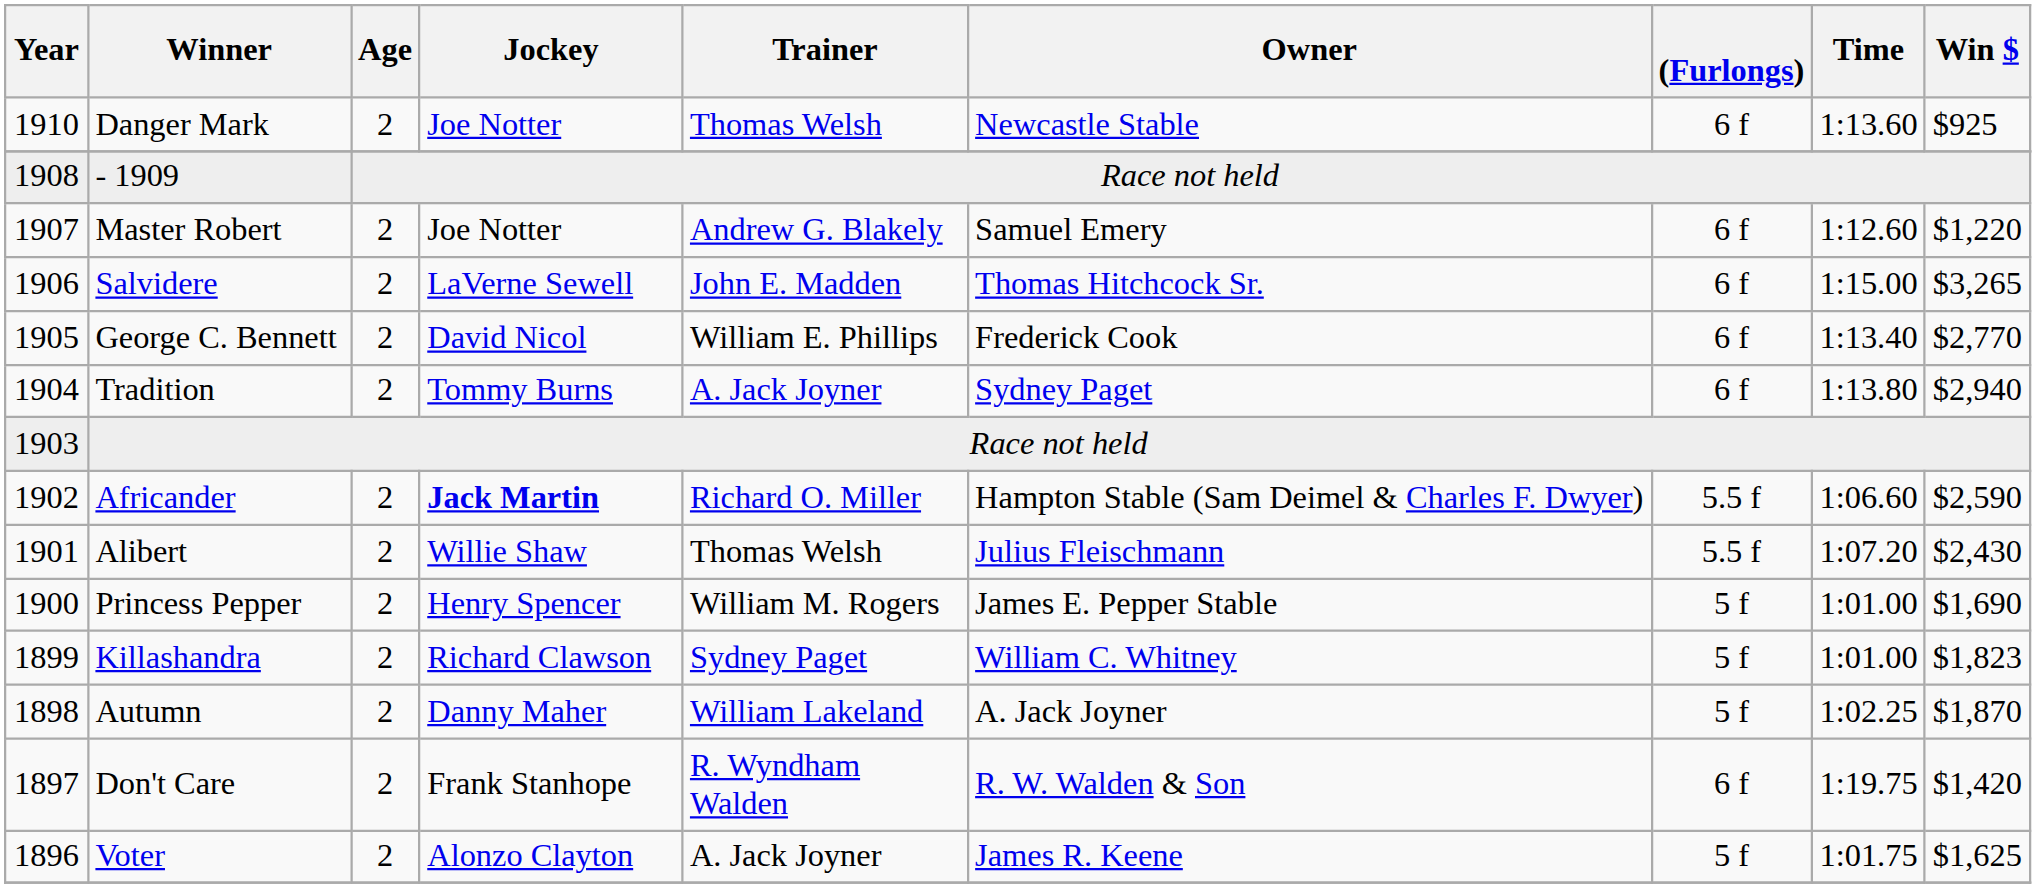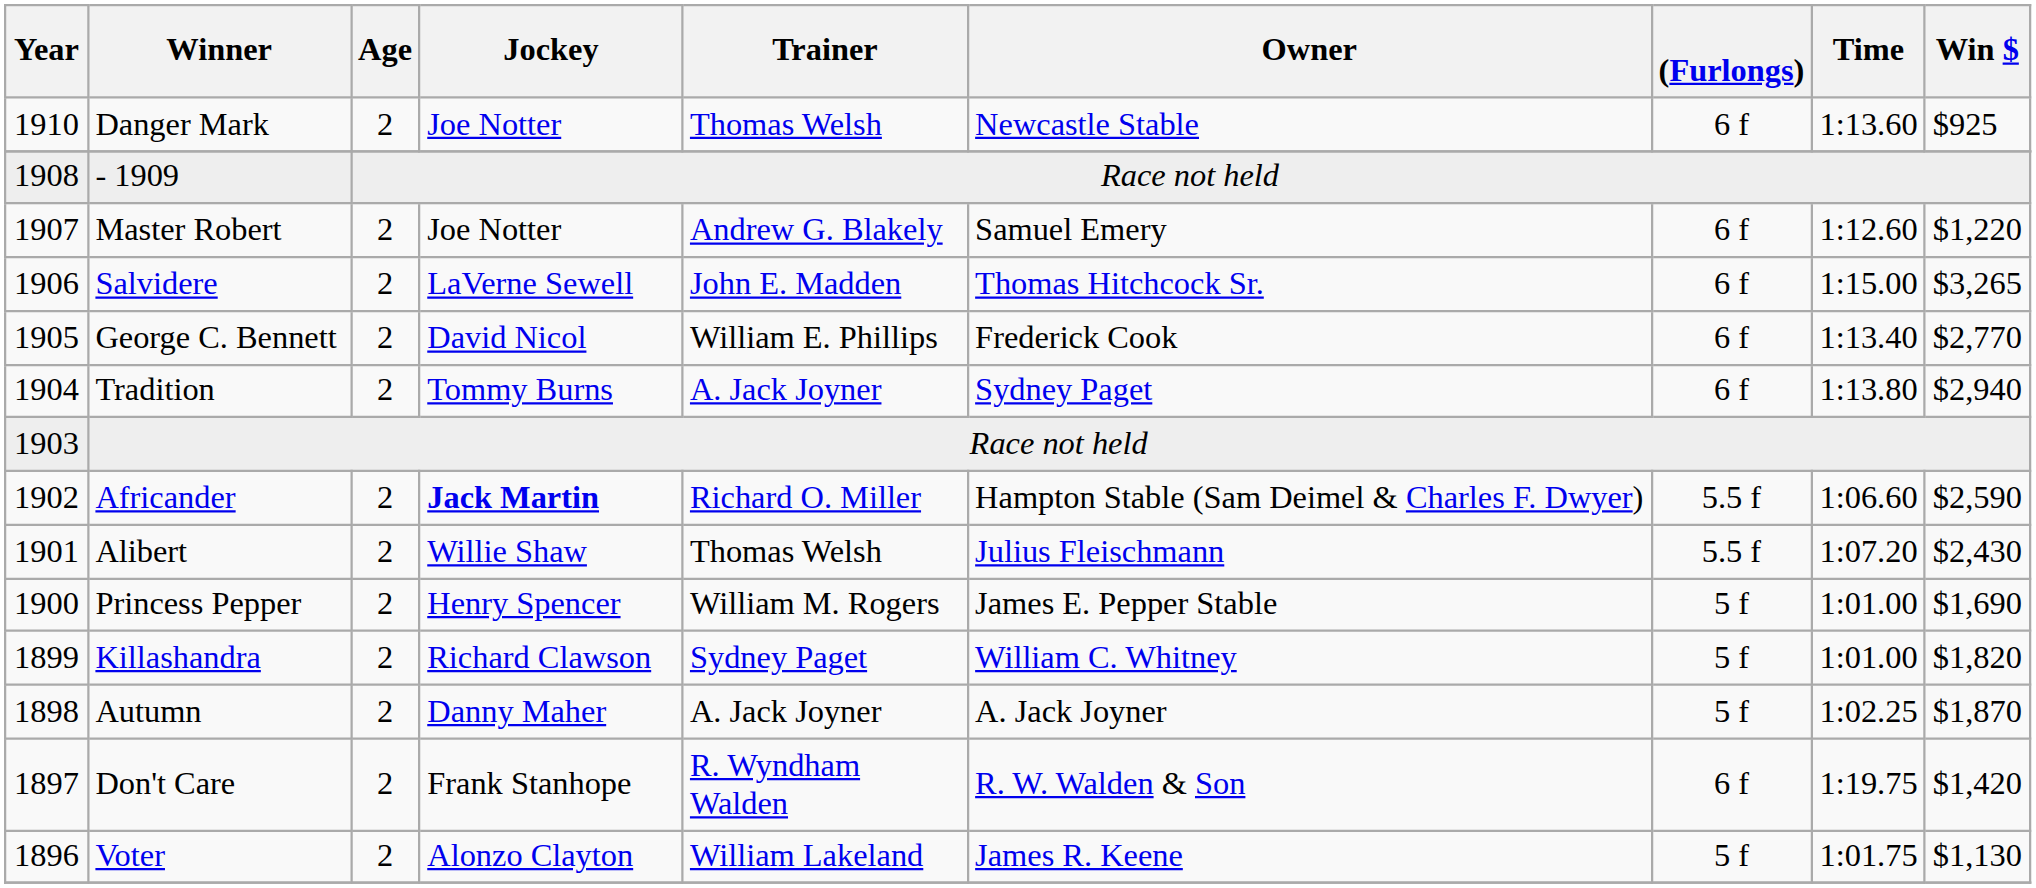(1977, 657) $1,823 -> (1977, 657) $1,820
(807, 711) William Lakeland -> (786, 711) A. Jack Joyner
(786, 856) A. Jack Joyner -> (807, 856) William Lakeland
(1977, 856) $1,625 -> (1977, 856) $1,130
